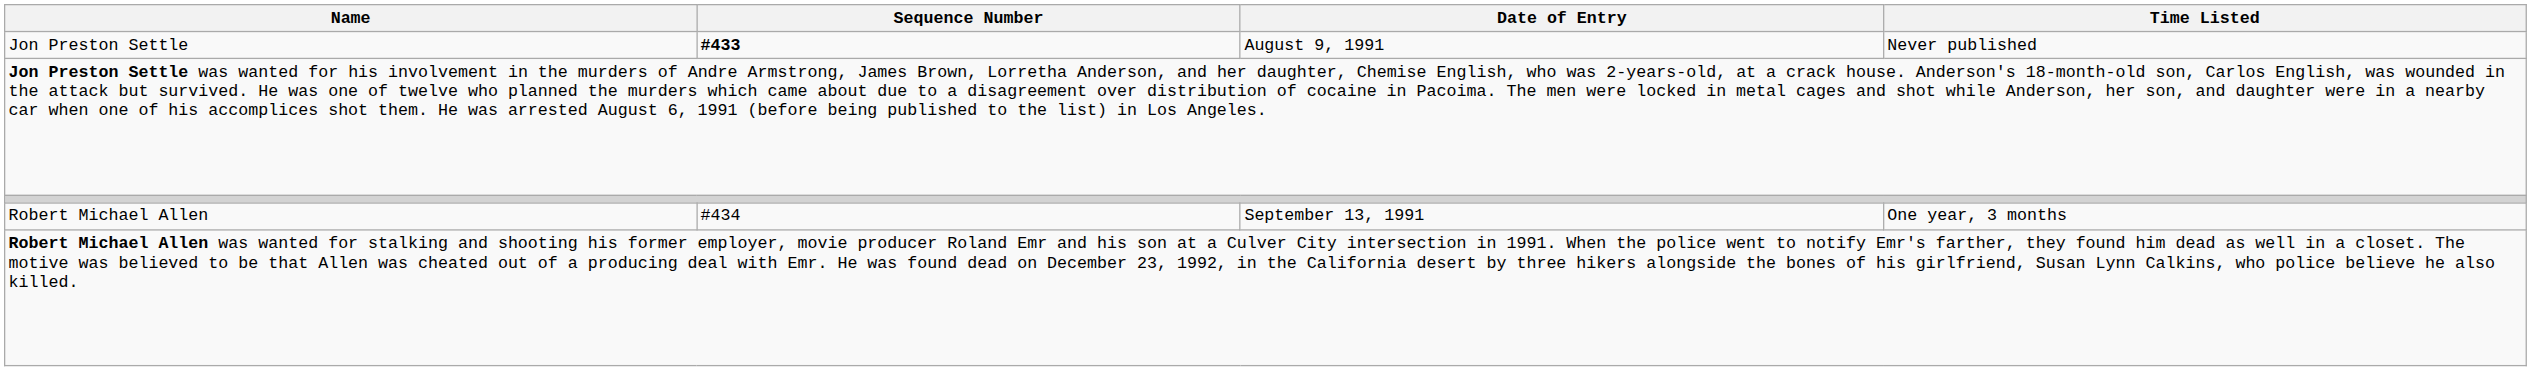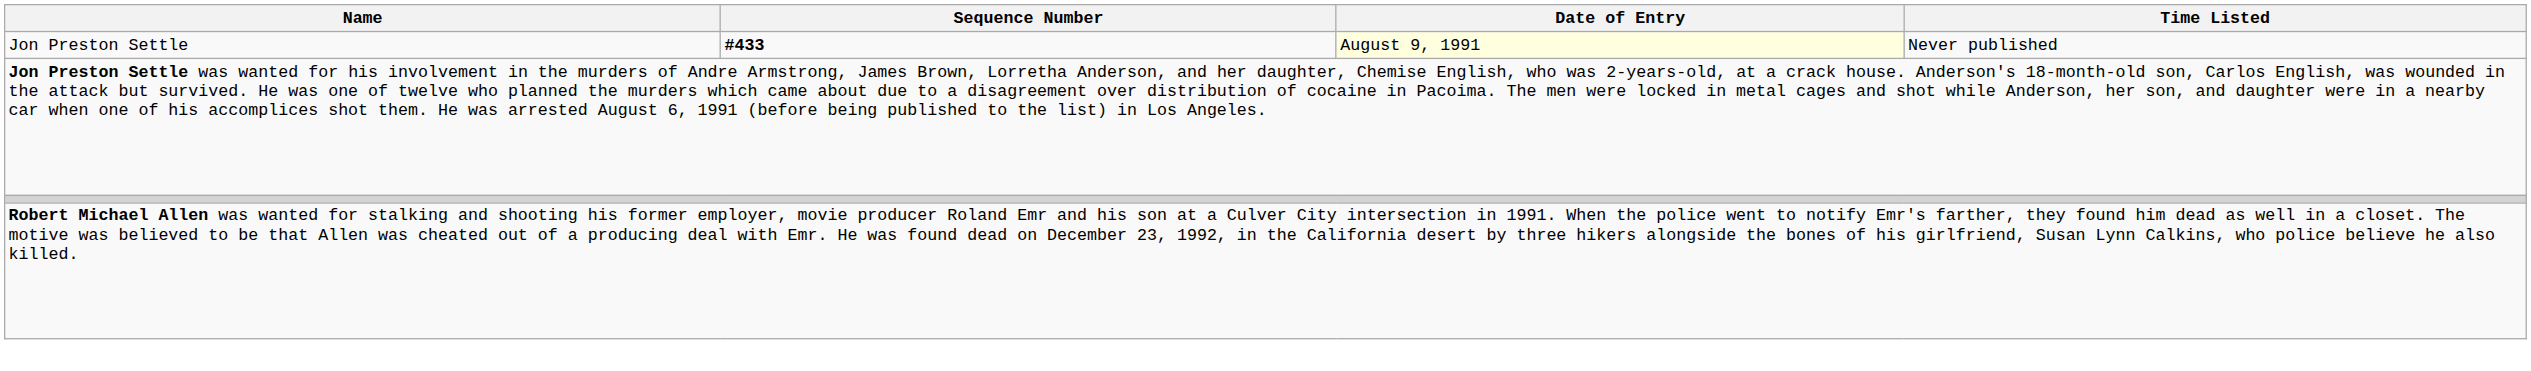(1314, 45) no background -> (1410, 45) lightyellow background
- row: (108, 216)
